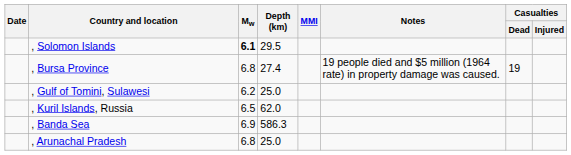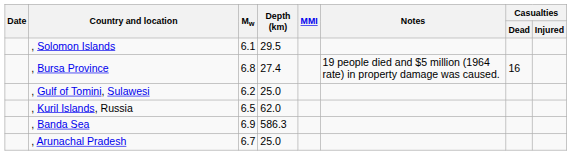(248, 46) bold -> (248, 46) normal
(514, 69) 19 -> (514, 69) 16
(248, 141) 6.8 -> (248, 141) 6.7
